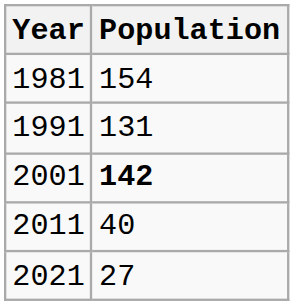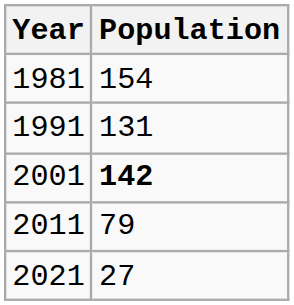(117, 226) 40 -> (117, 226) 79
